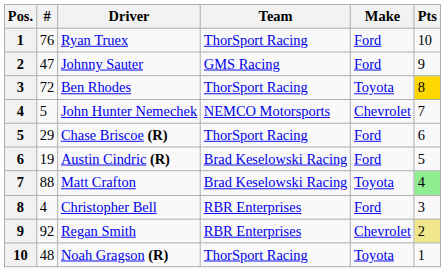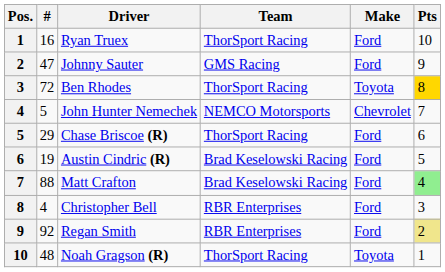(47, 40) 76 -> (47, 40) 16
(374, 183) Toyota -> (368, 183) Ford
(382, 230) Chevrolet -> (368, 230) Ford
